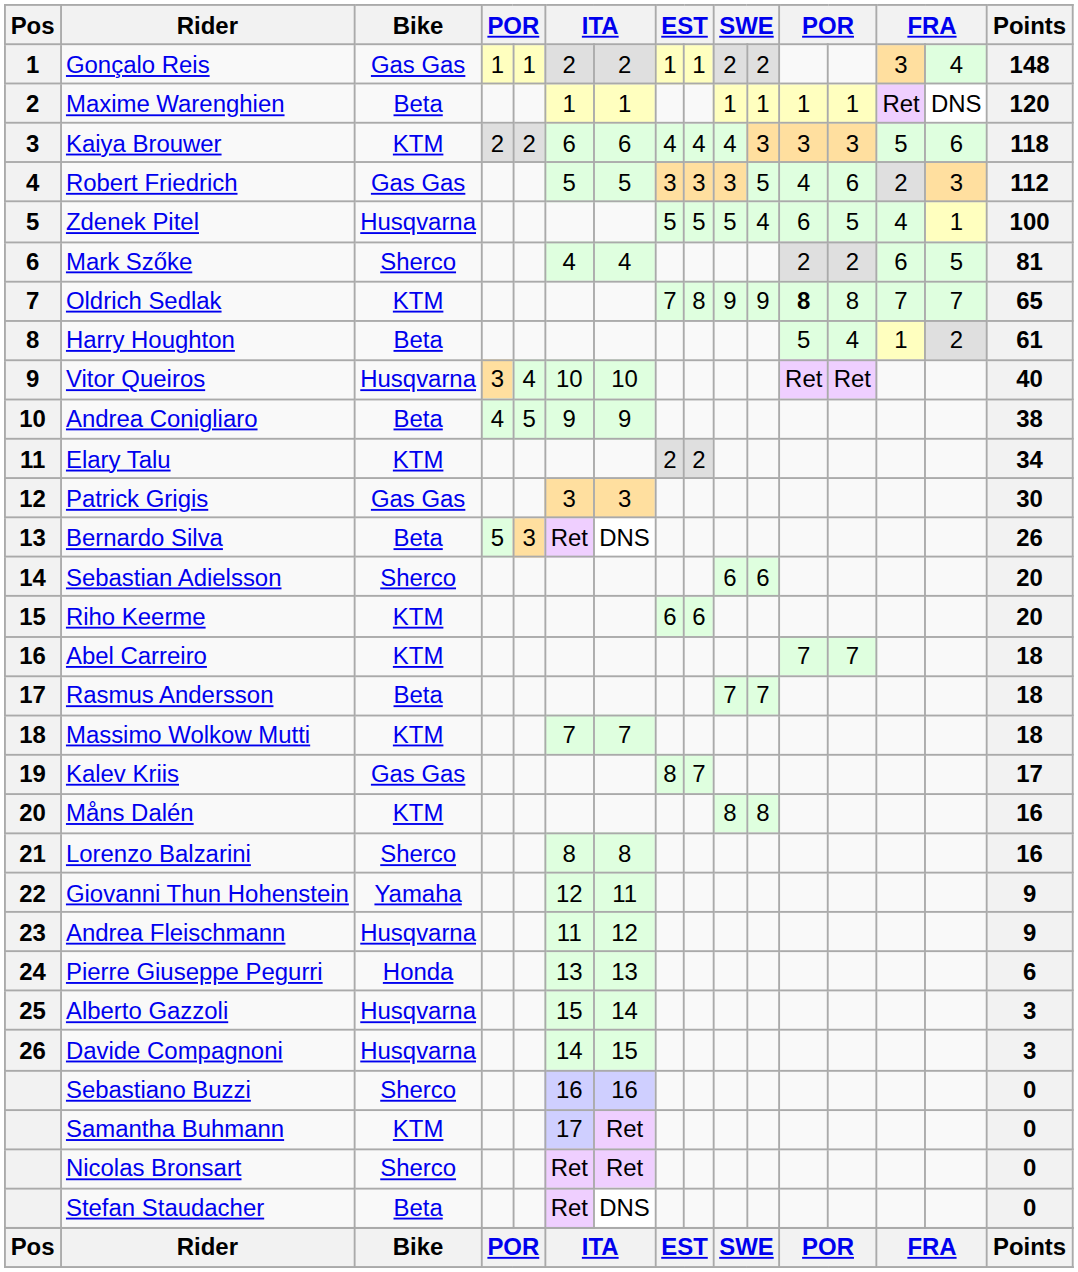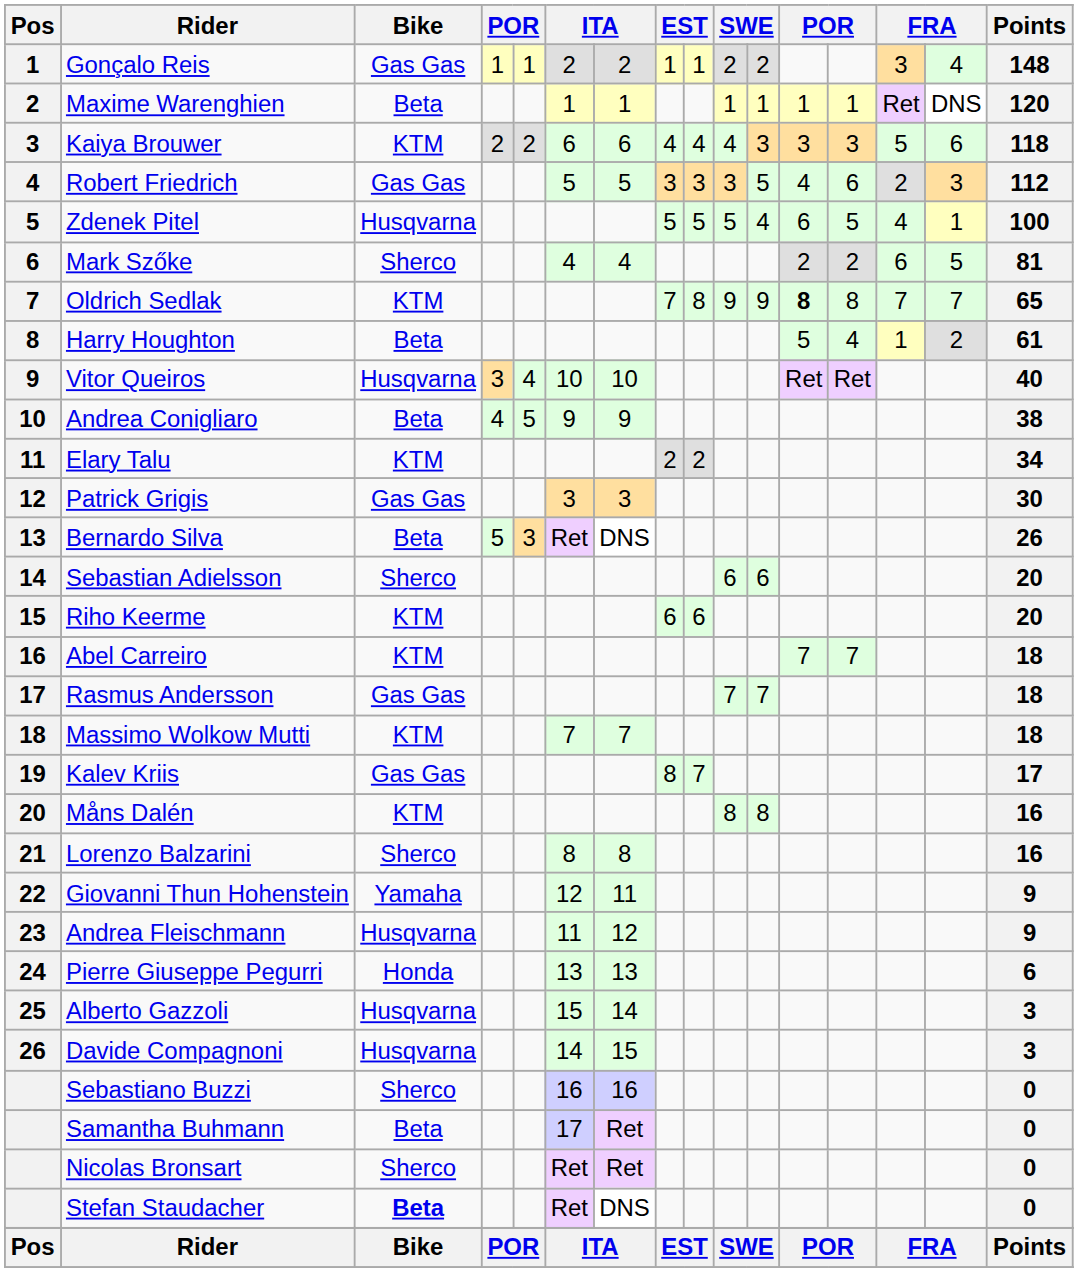(418, 695) Beta -> (418, 695) Gas Gas
(418, 1129) KTM -> (418, 1129) Beta
(418, 1208) normal -> (418, 1208) bold
